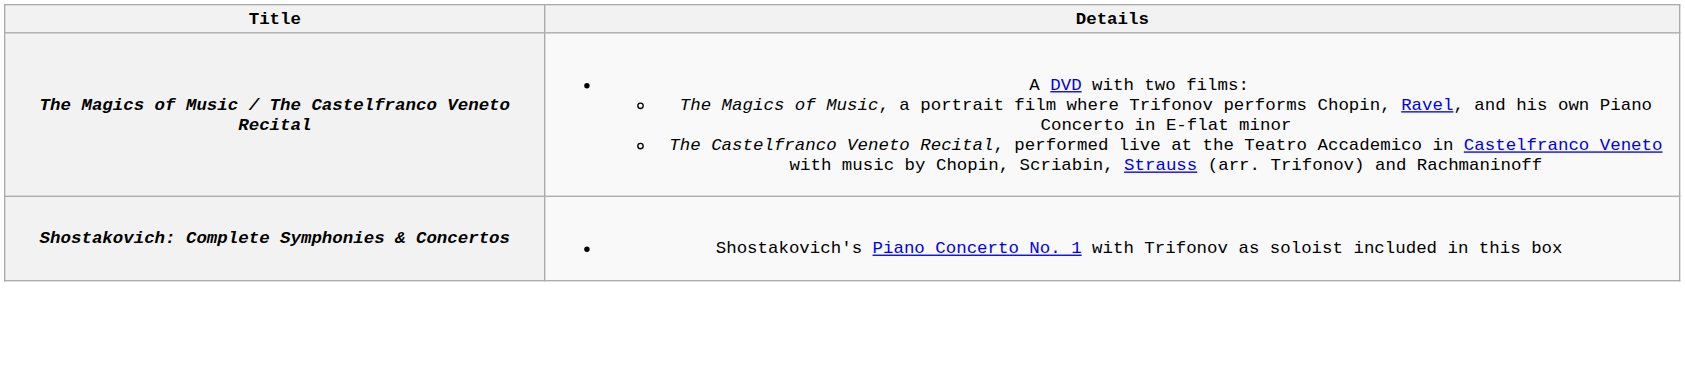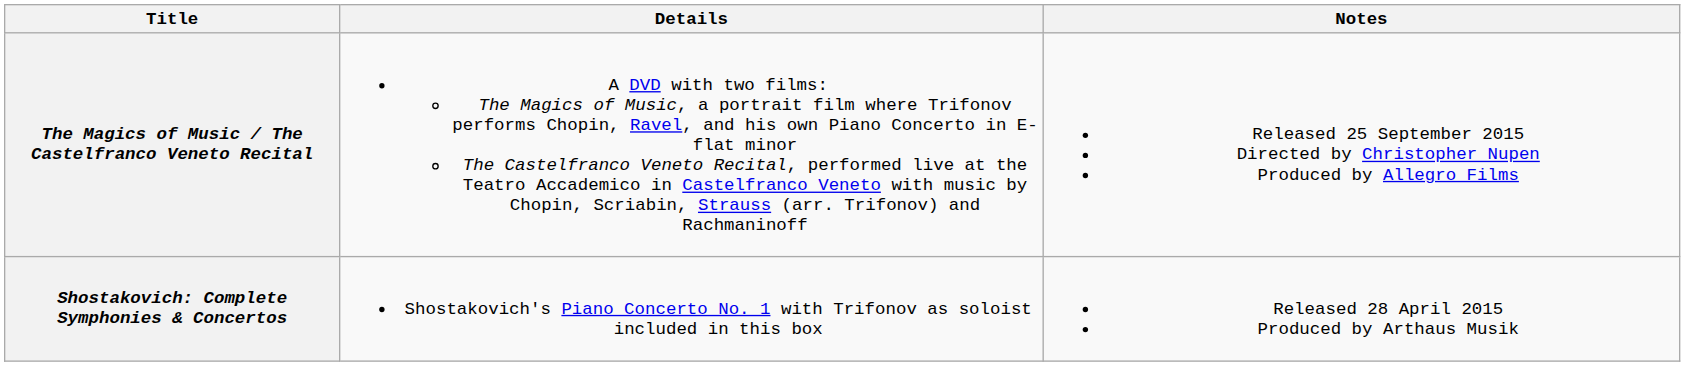+ column: (1361, 19)
